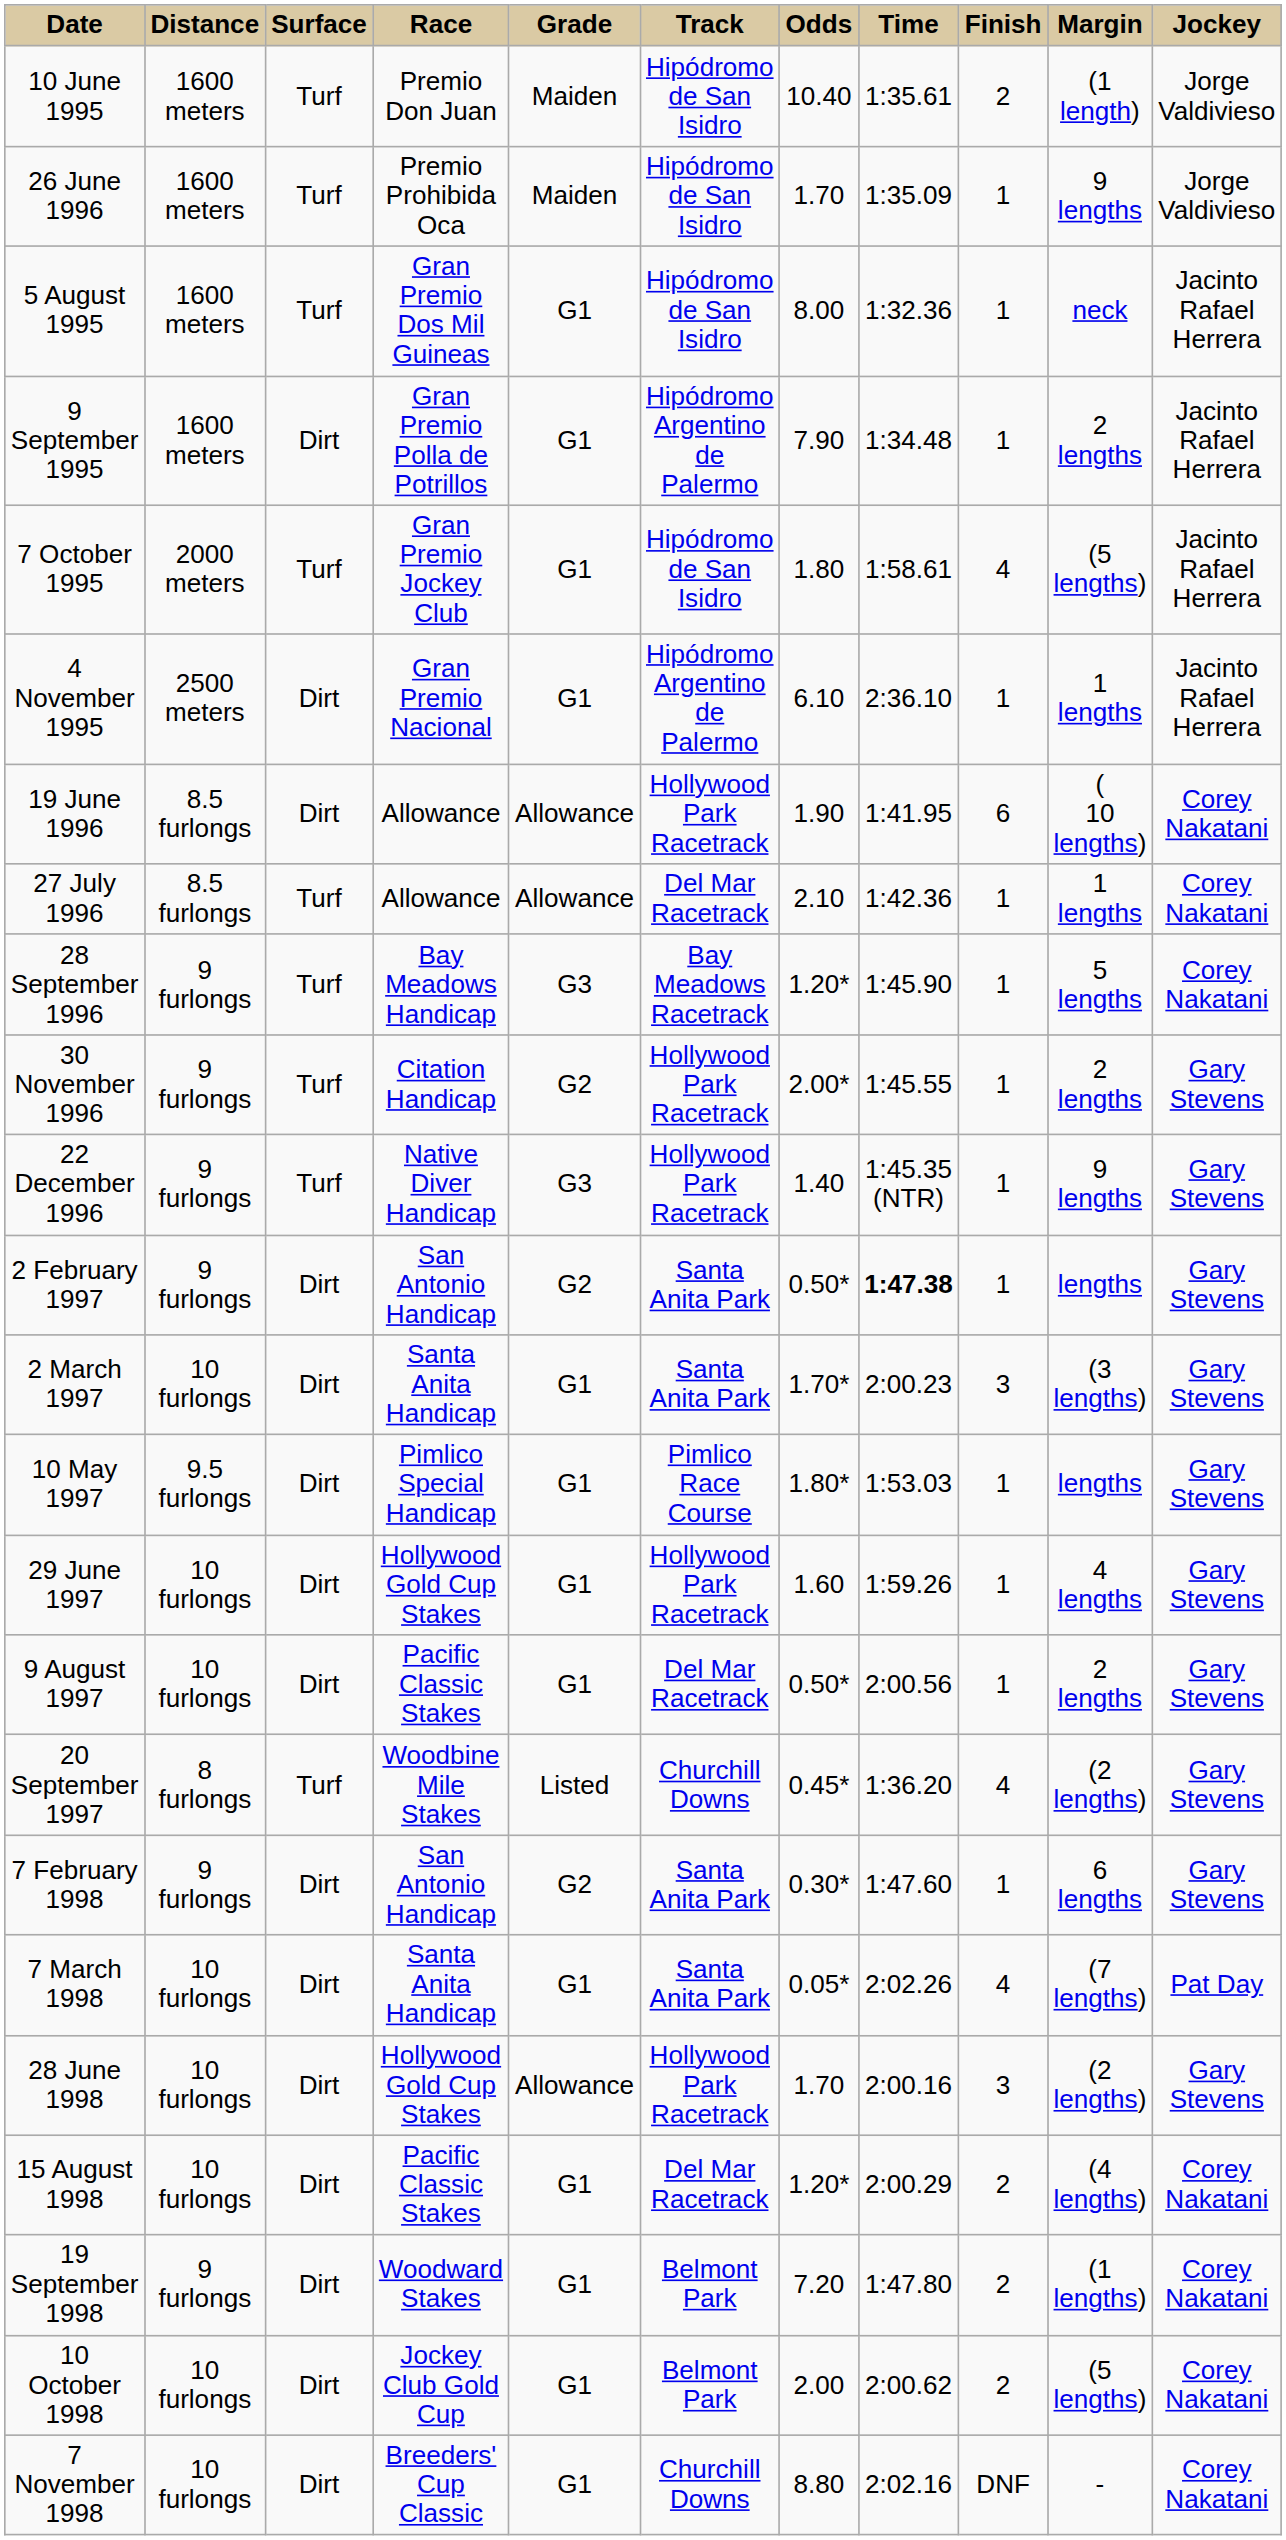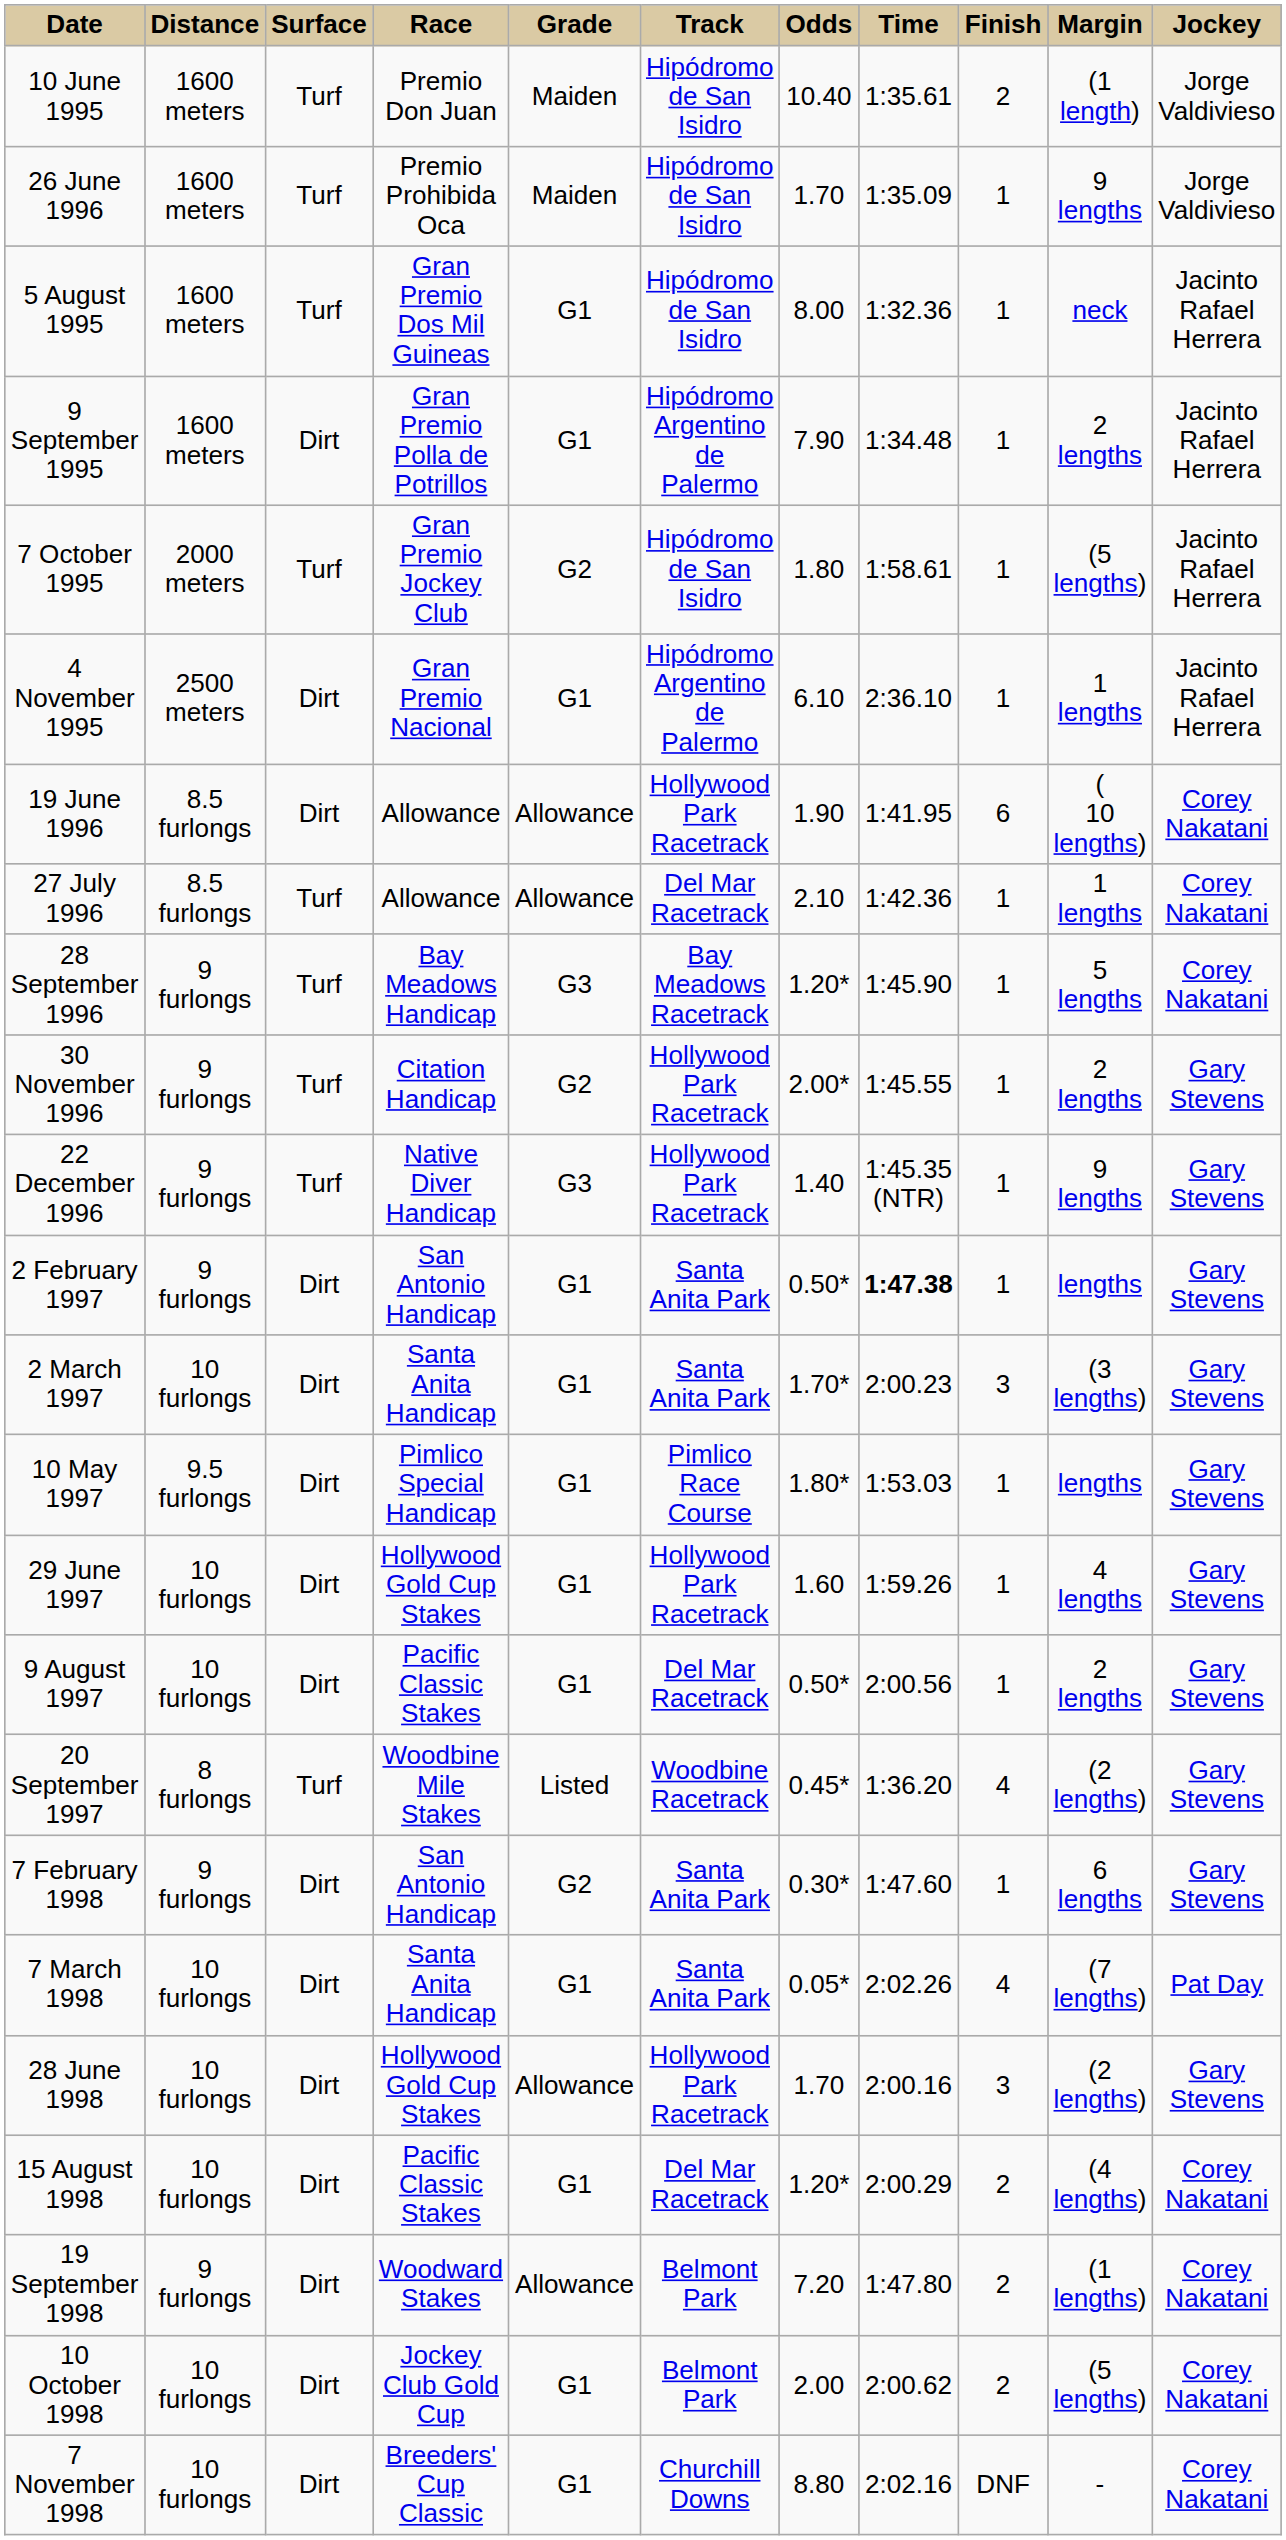(575, 569) G1 -> (575, 569) G2
(1003, 569) 4 -> (1003, 569) 1
(575, 1284) G2 -> (575, 1284) G1
(710, 1784) Churchill Downs -> (710, 1784) Woodbine Racetrack
(575, 2284) G1 -> (575, 2284) Allowance
